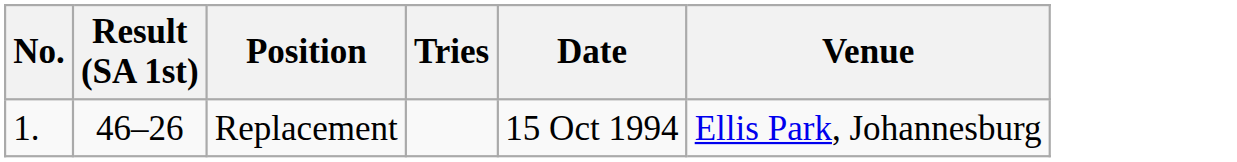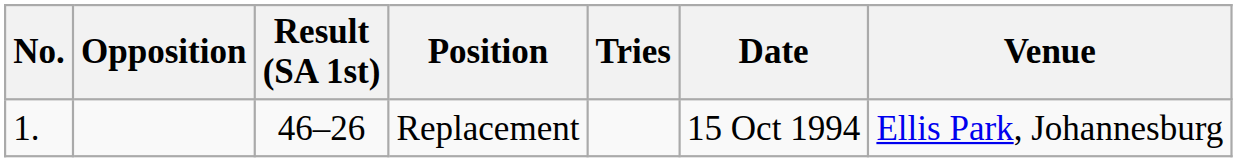+ column: (164, 51)
